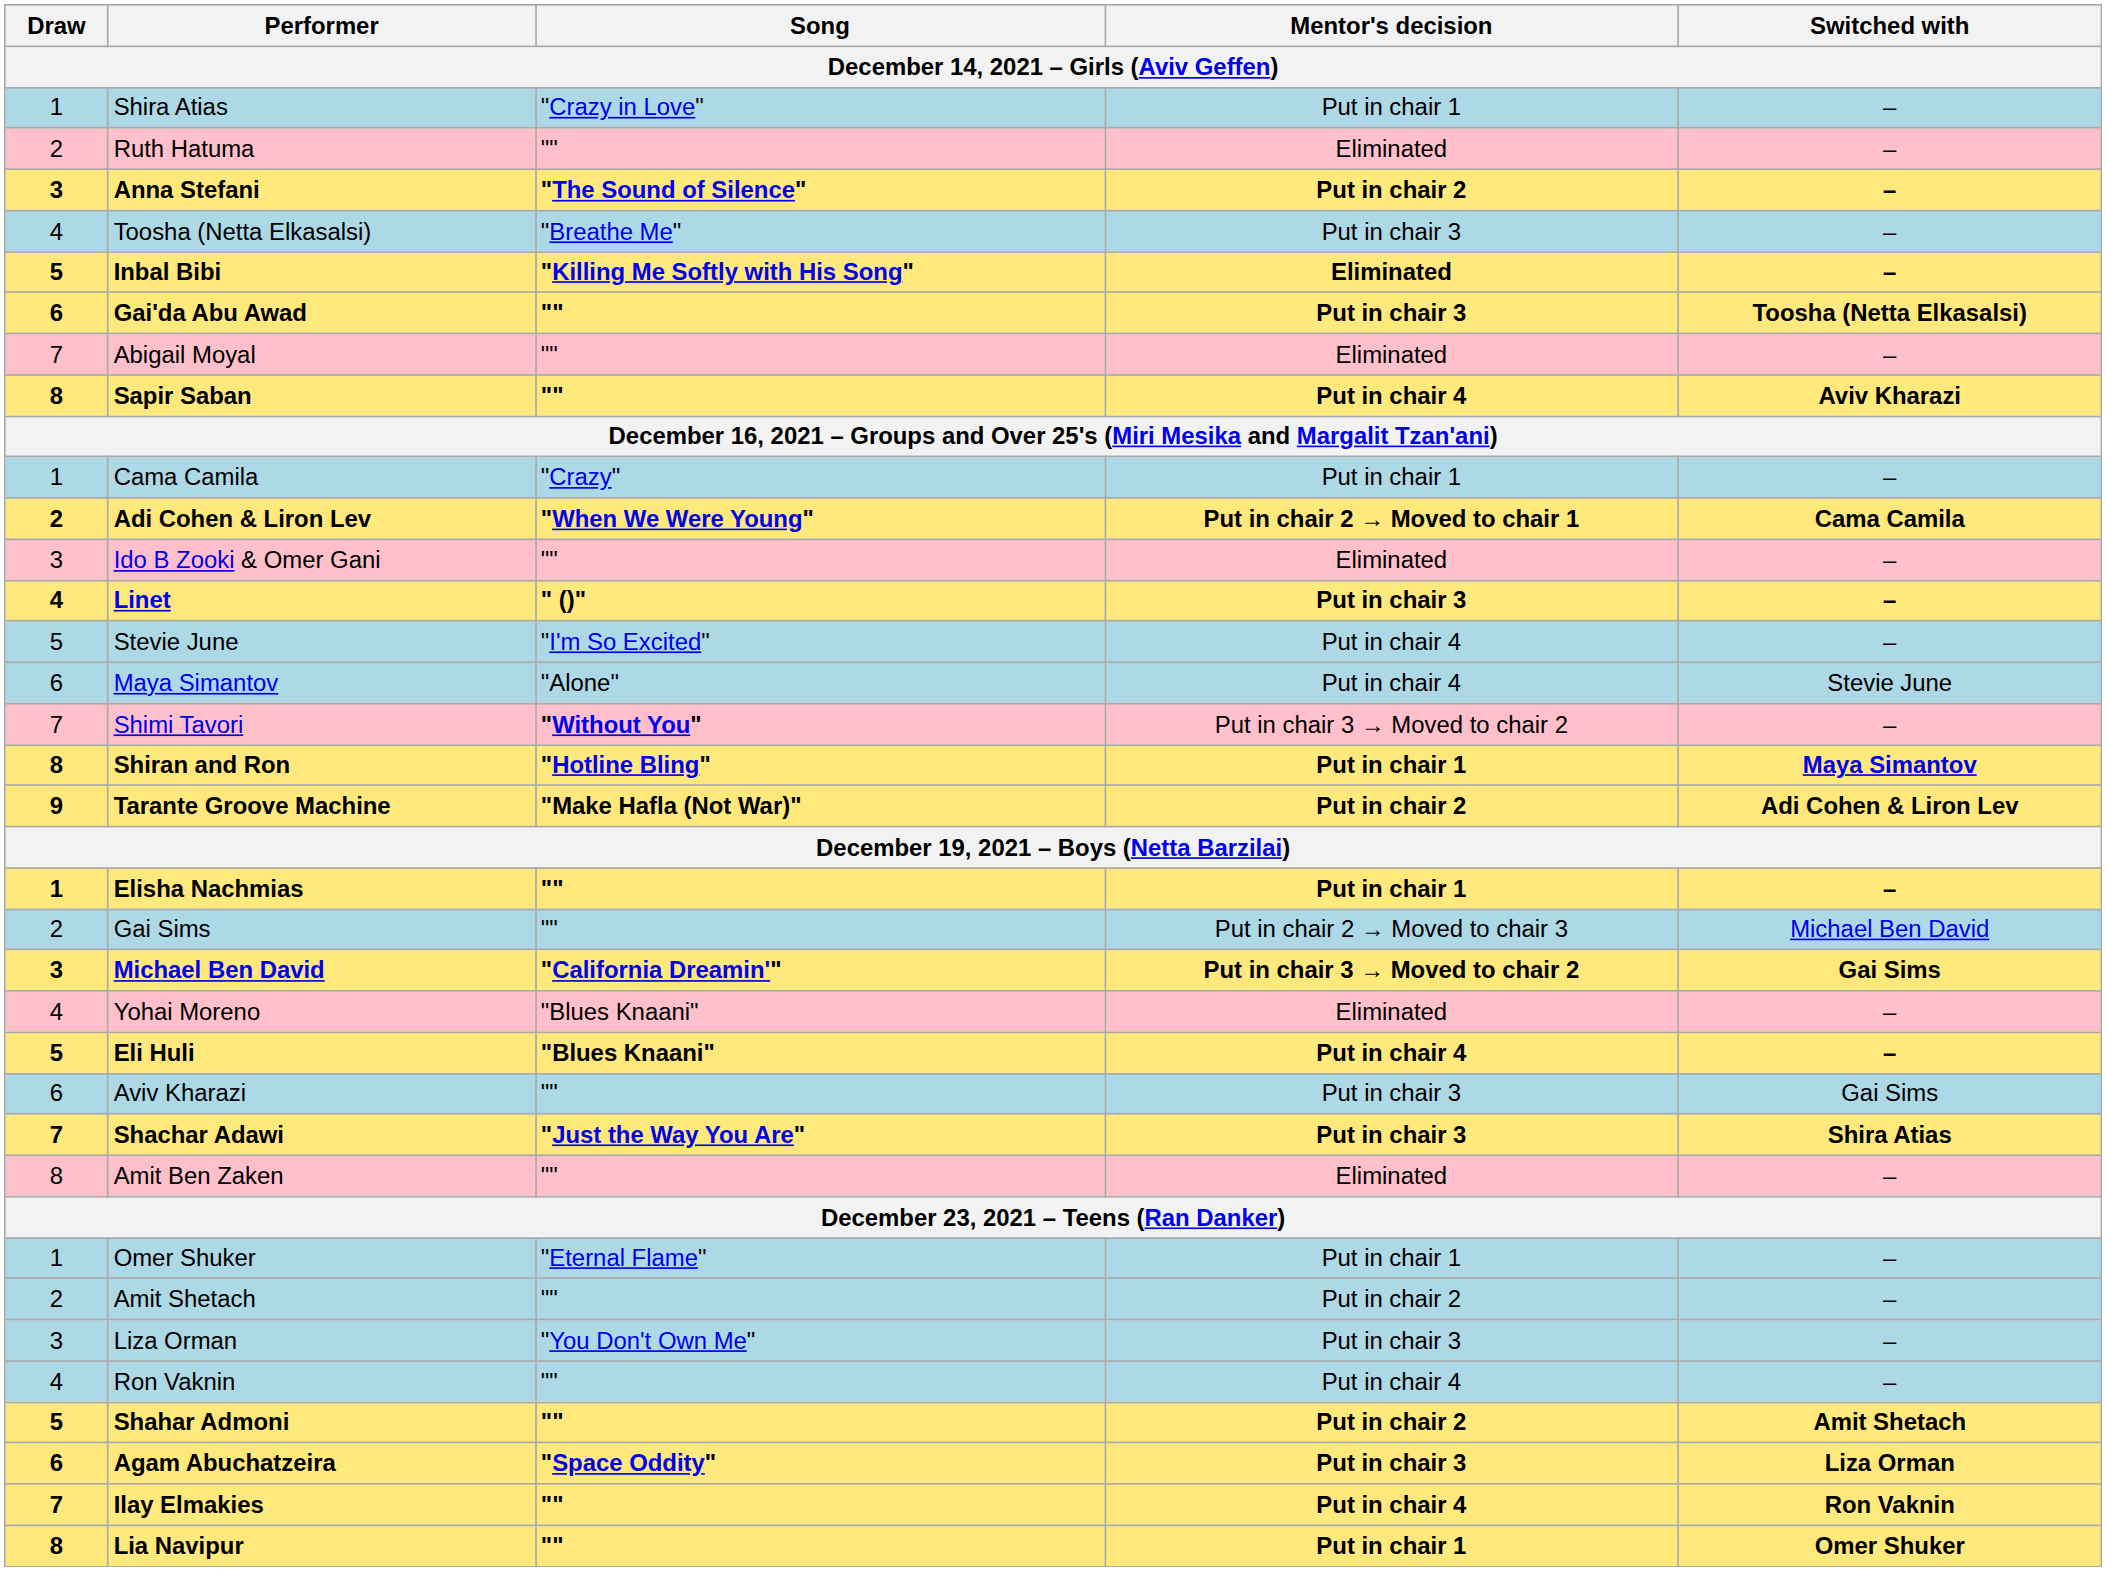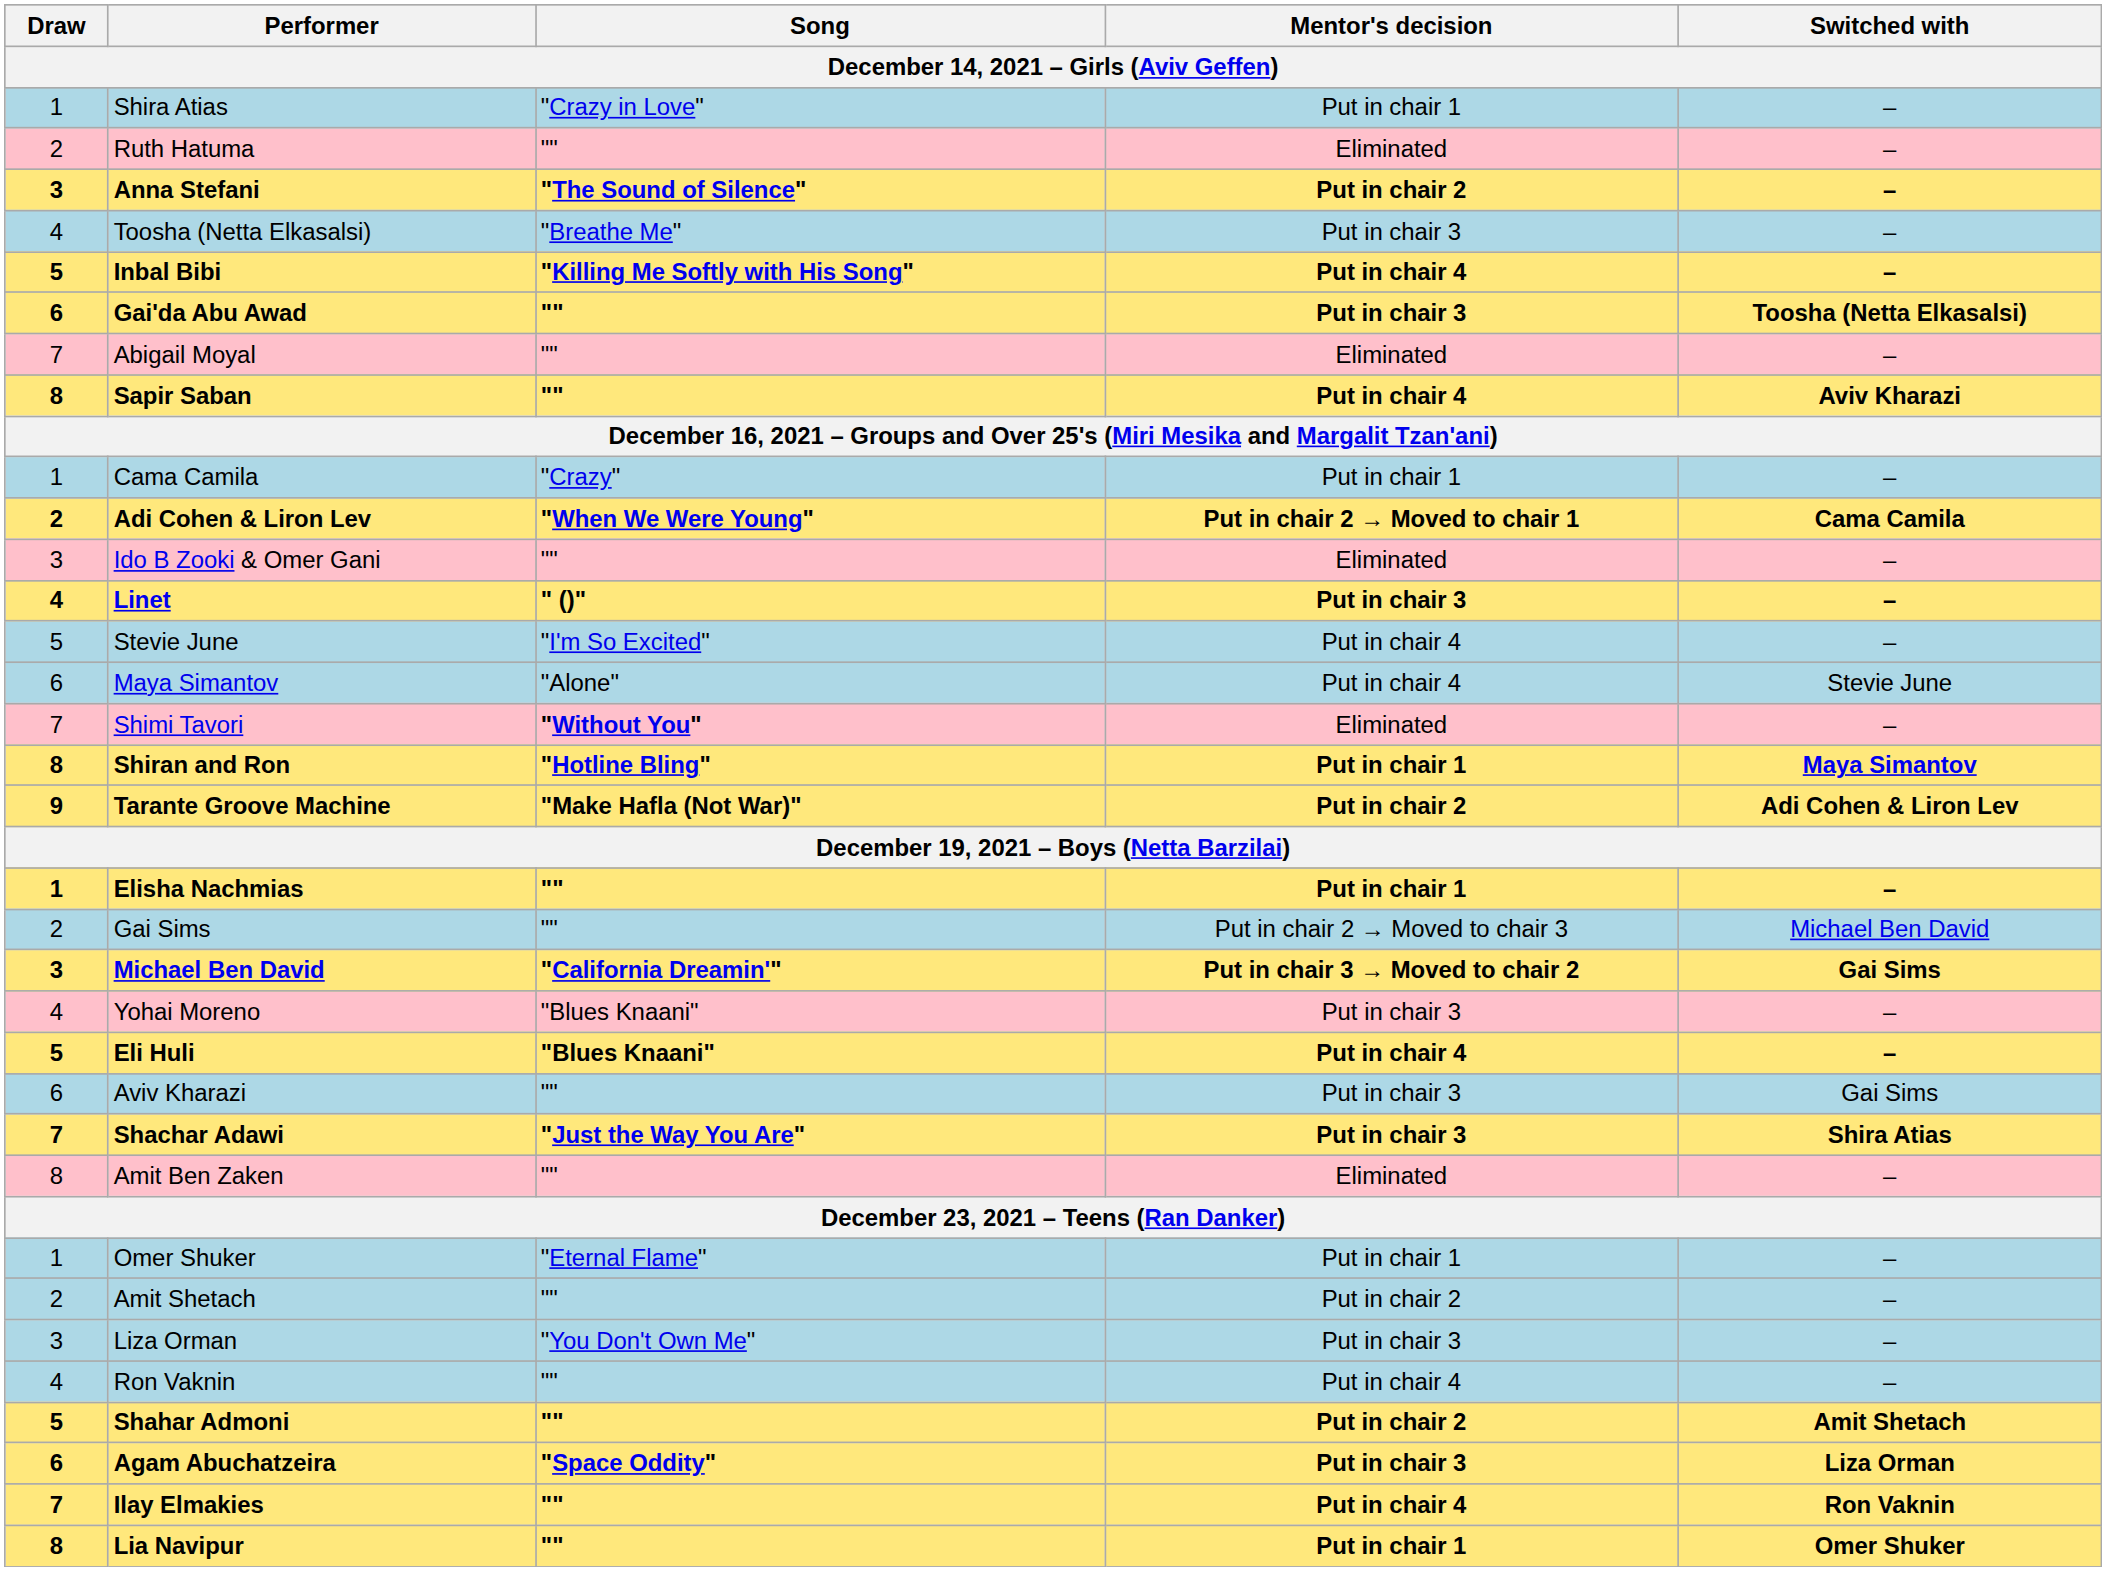(1391, 272) Eliminated -> (1391, 272) Put in chair 4
(1391, 724) Put in chair 3 → Moved to chair 2 -> (1391, 724) Eliminated
(1391, 1012) Eliminated -> (1391, 1012) Put in chair 3
